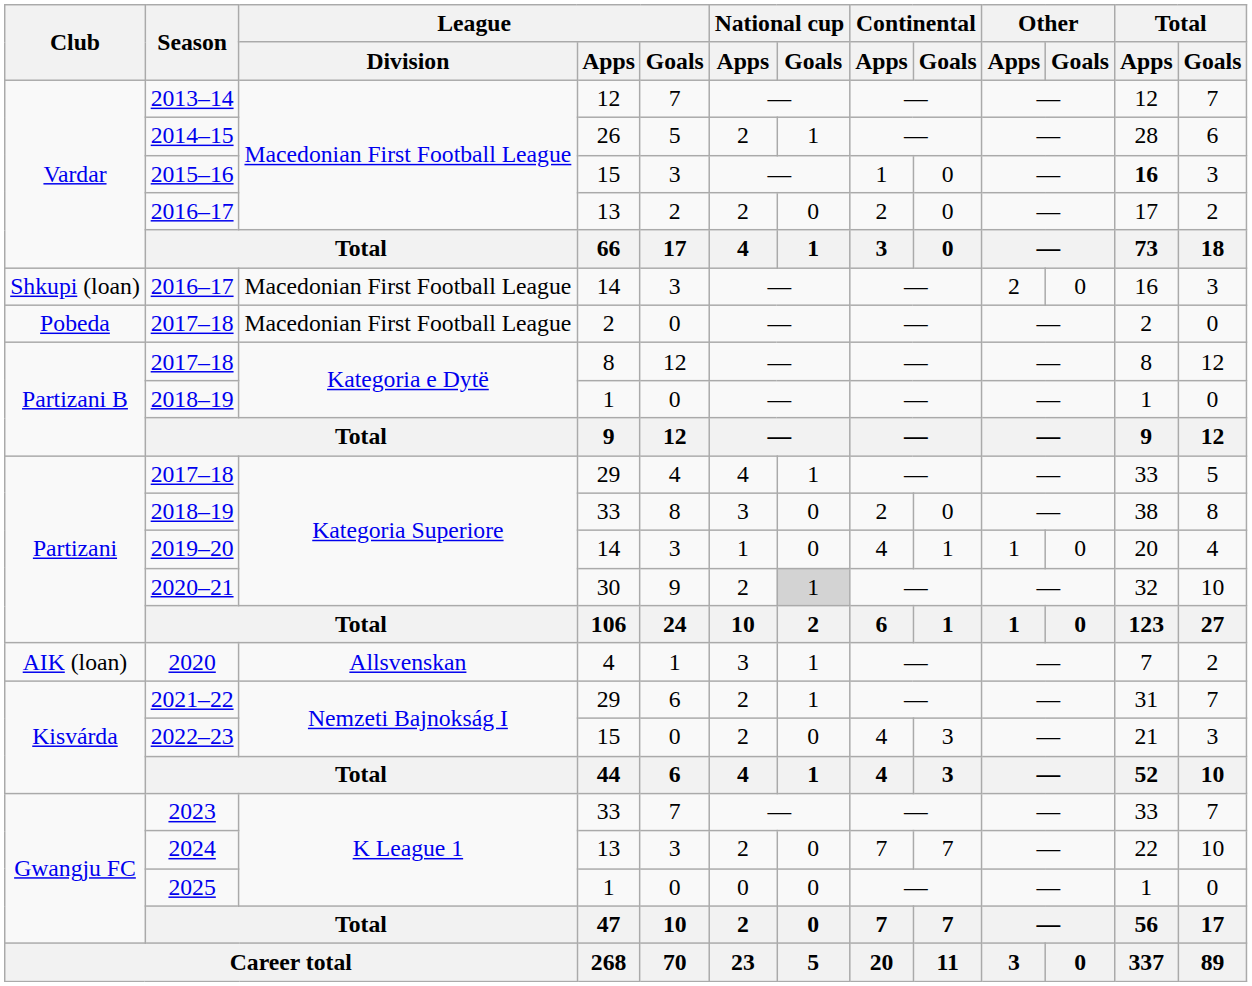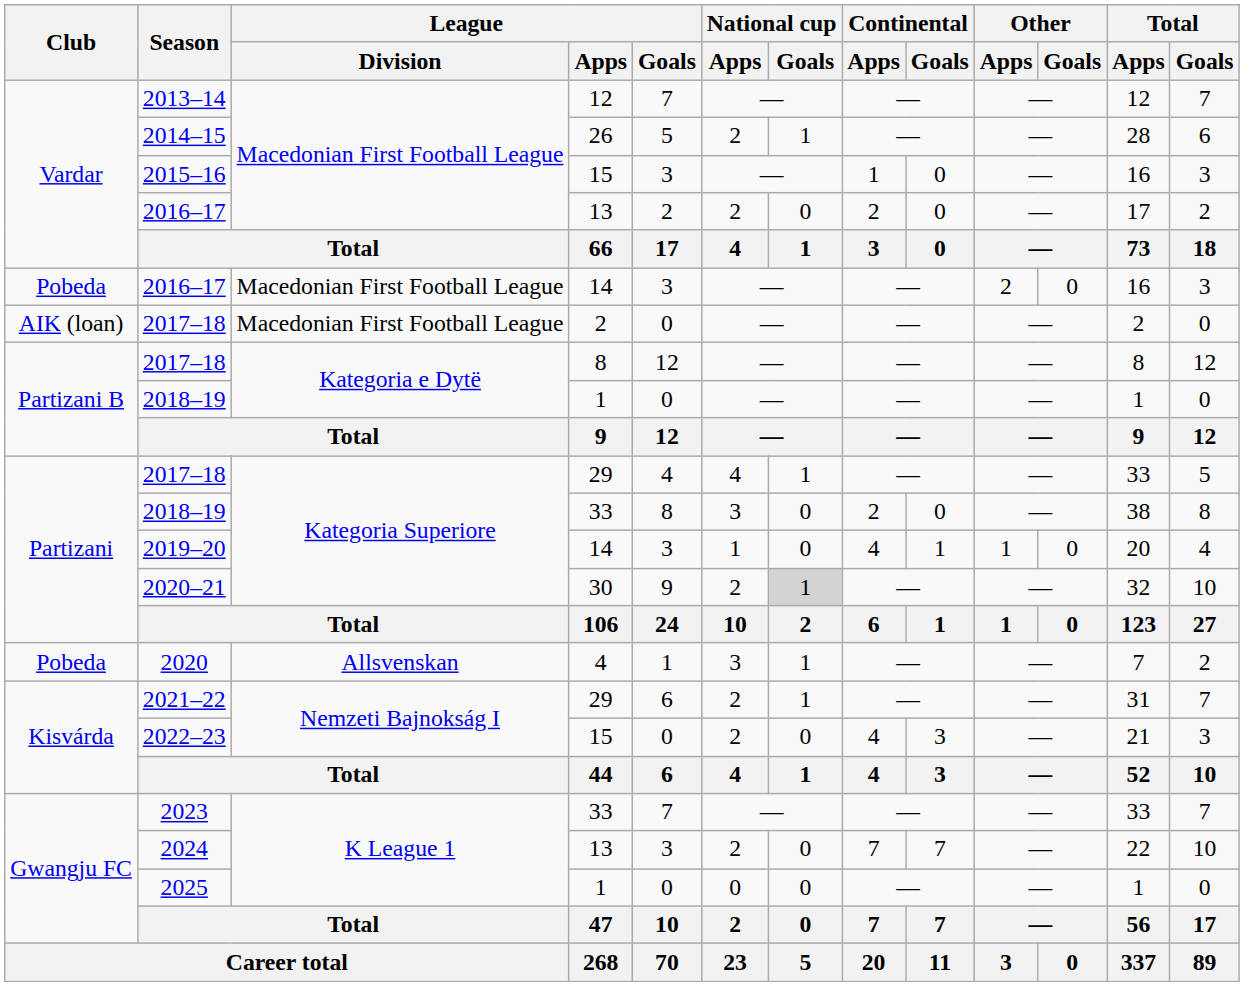(1146, 173) bold -> (1138, 173) normal
(75, 286) Shkupi (loan) -> (71, 286) Pobeda
(75, 323) Pobeda -> (71, 323) AIK (loan)
(75, 661) AIK (loan) -> (71, 661) Pobeda
